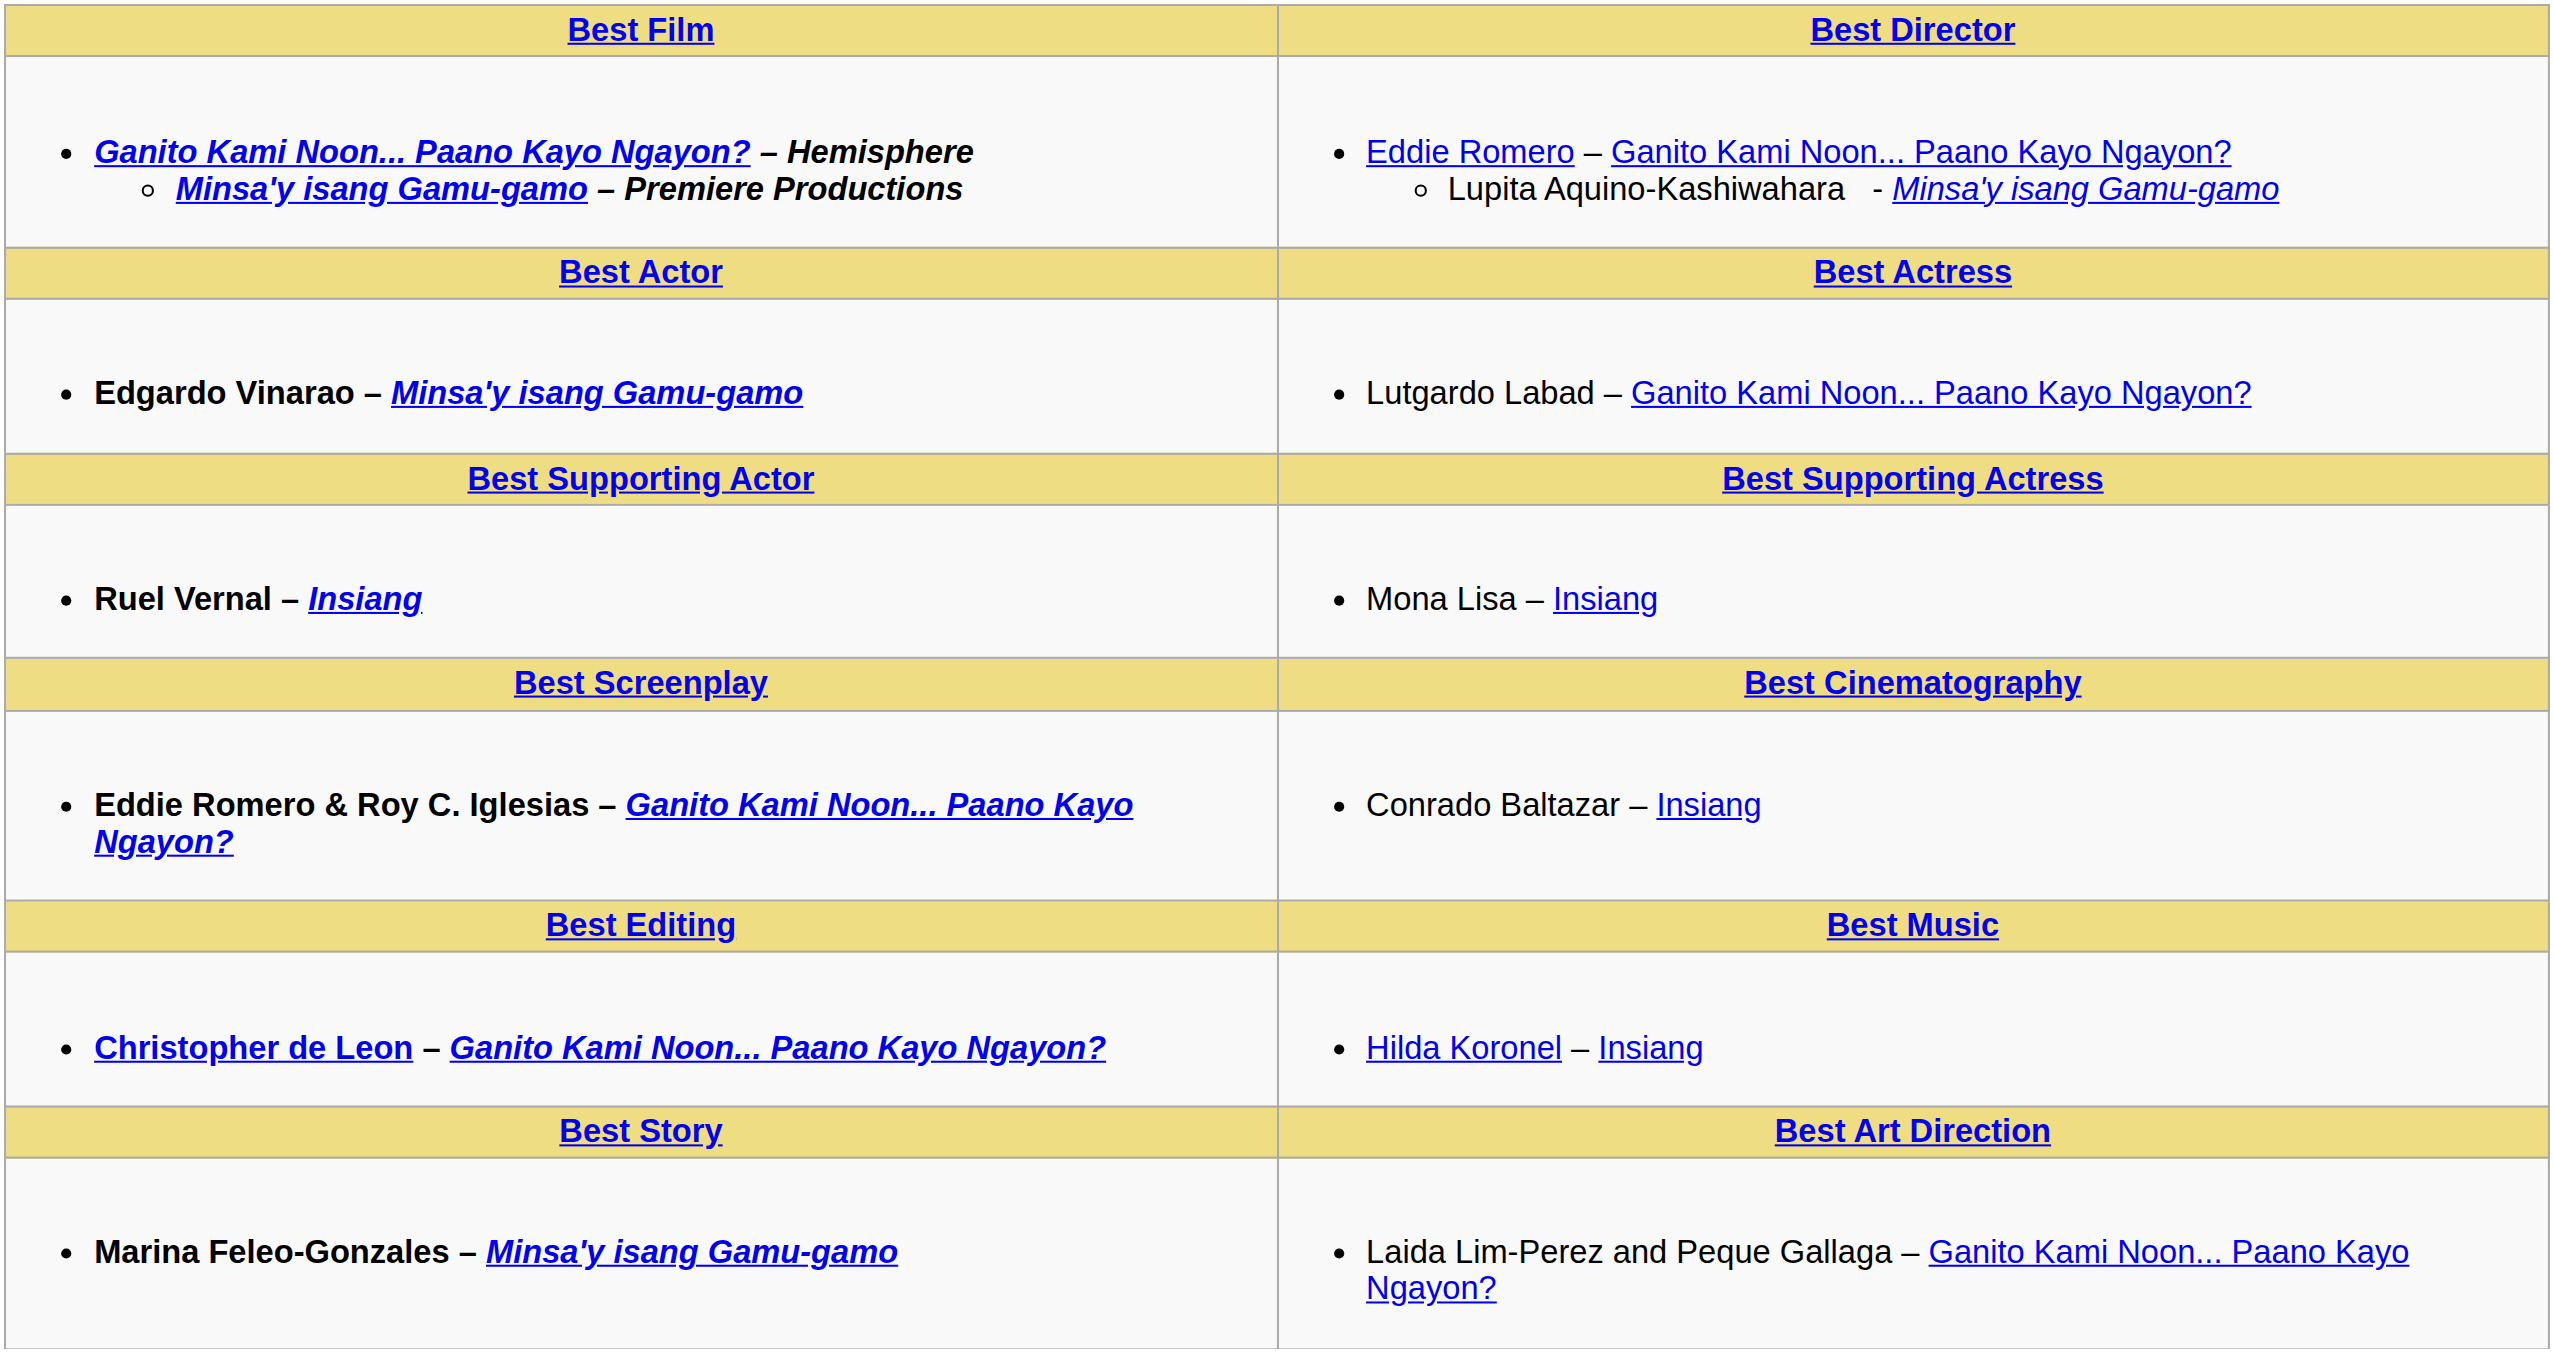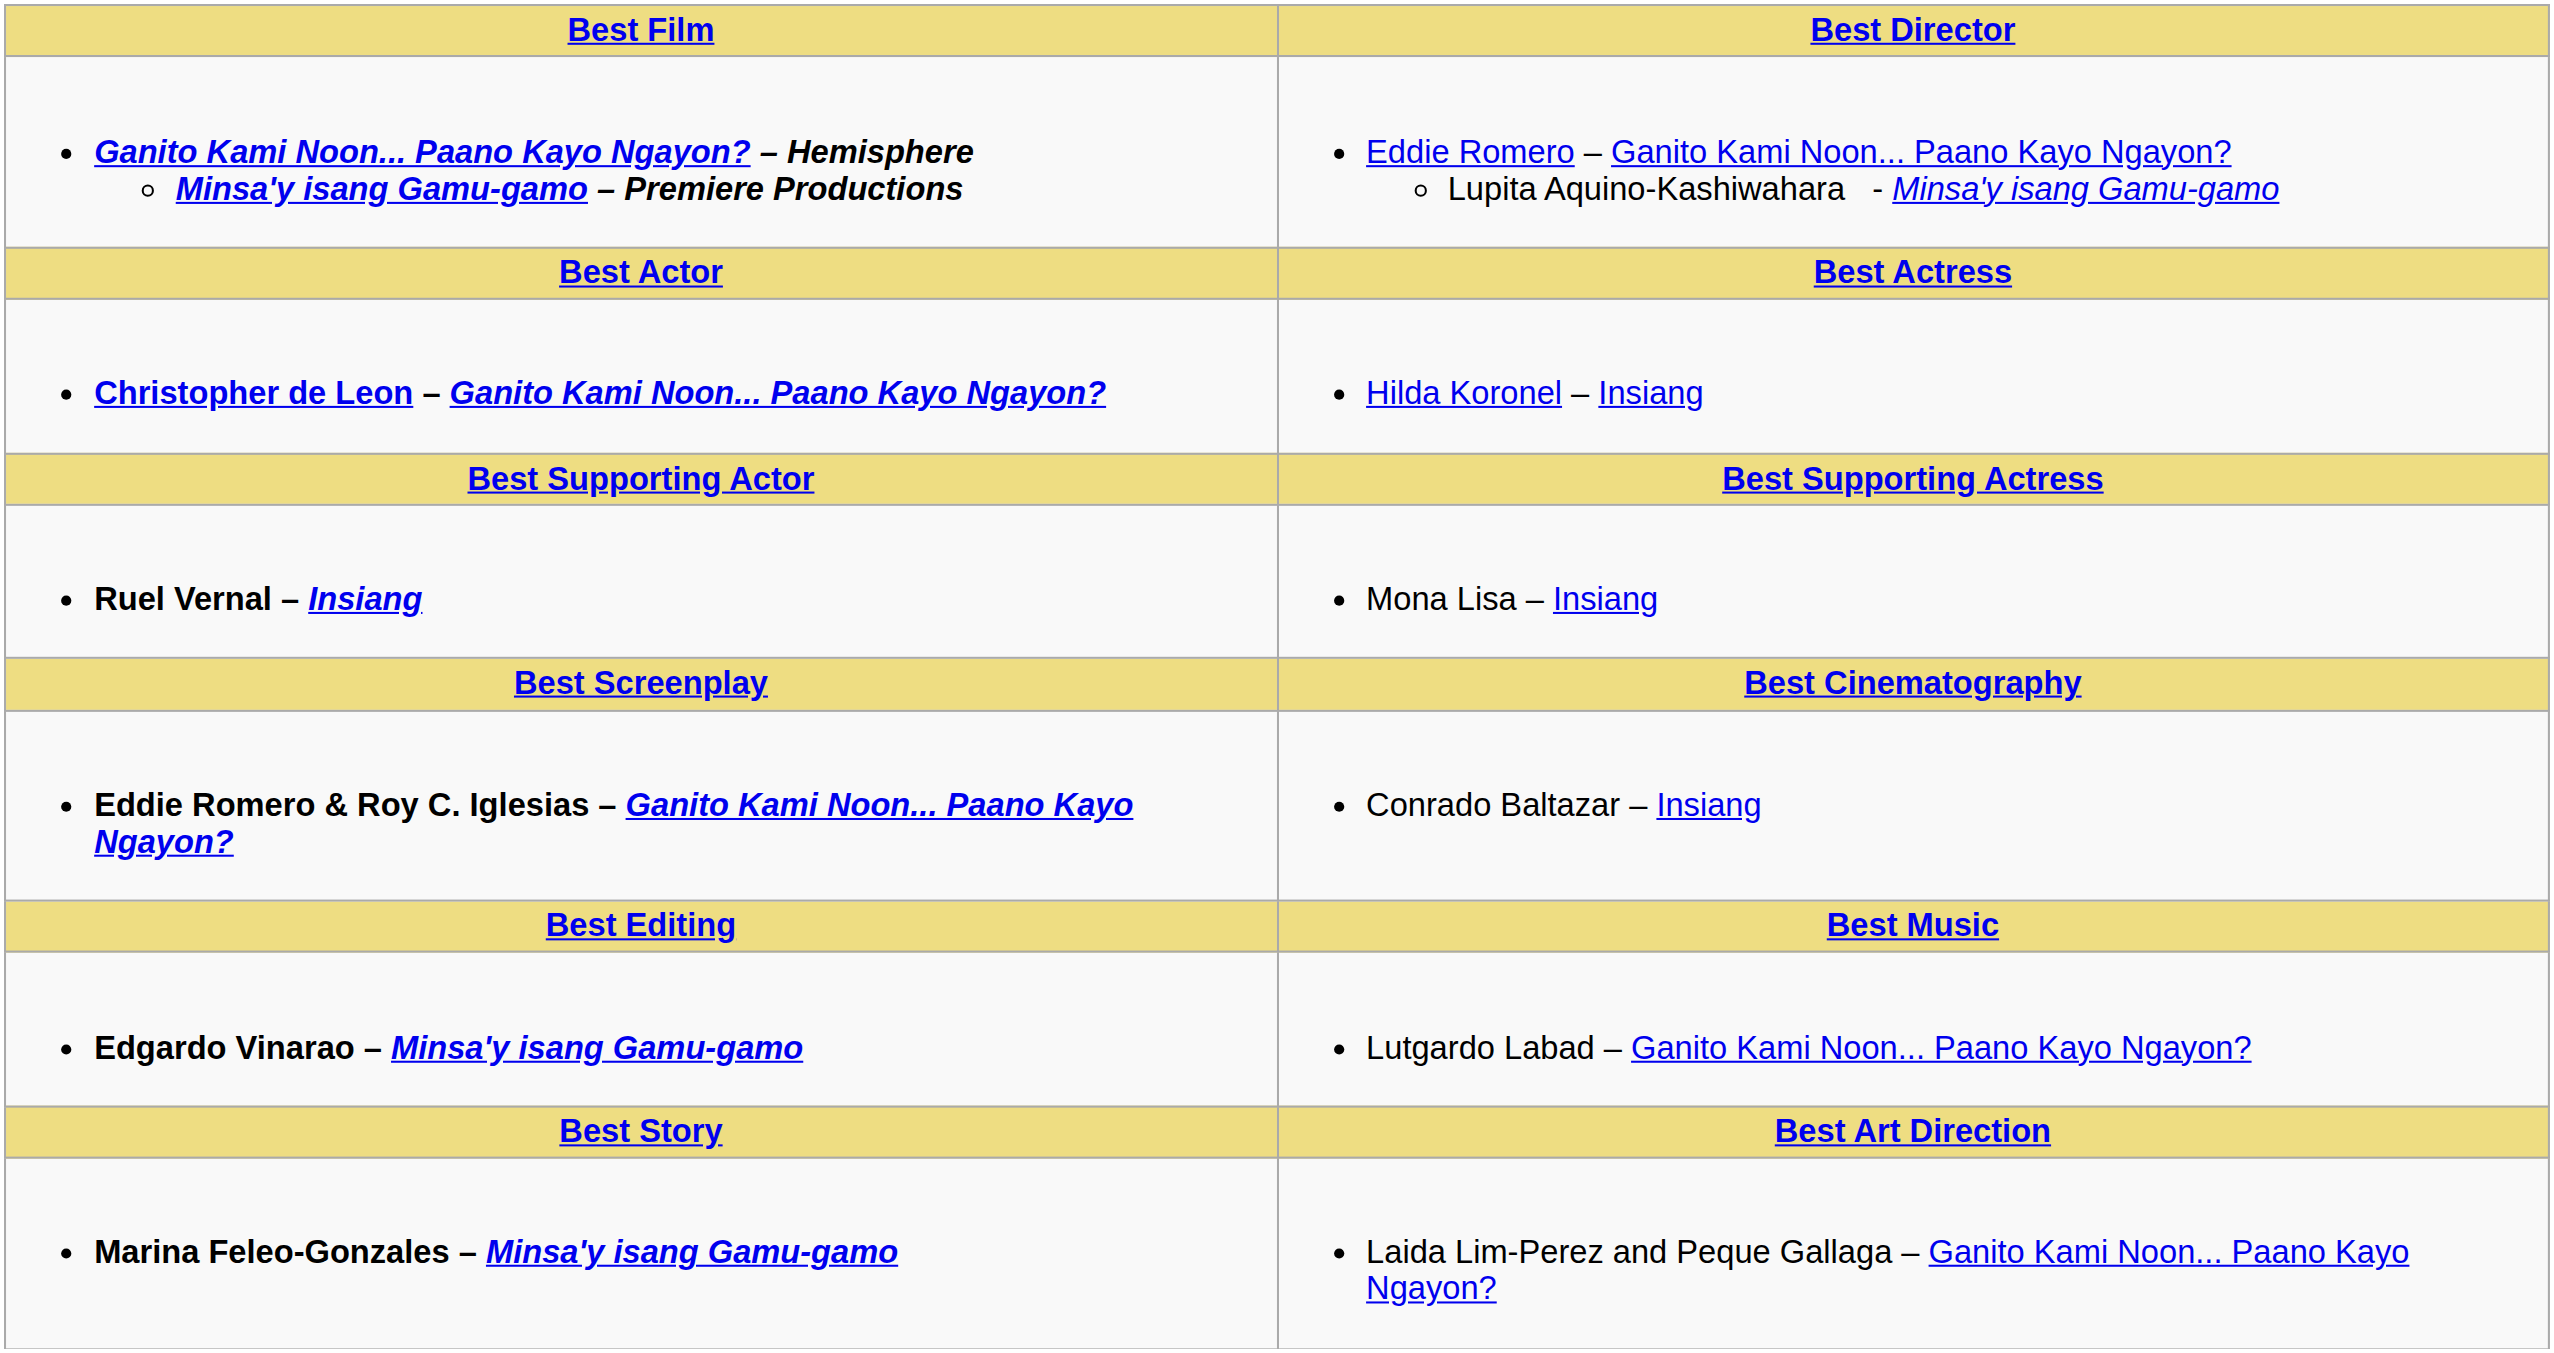rows swapped: (641, 1048) <-> (641, 394)
